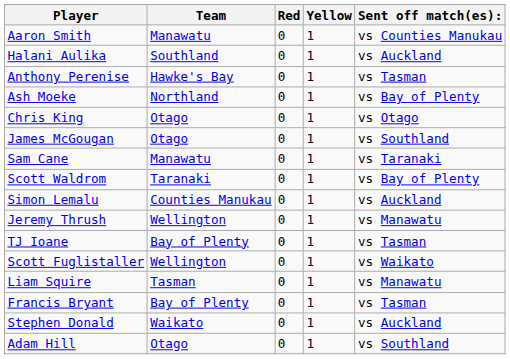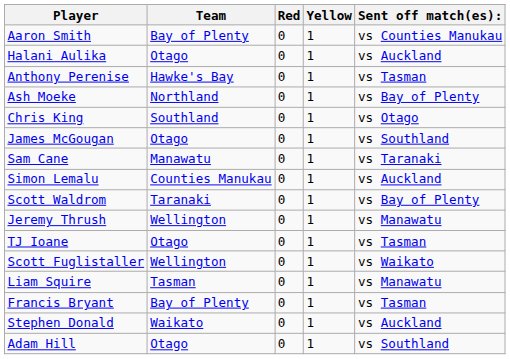(181, 35) Manawatu -> (200, 35) Bay of Plenty
(184, 56) Southland -> (169, 56) Otago
(169, 118) Otago -> (184, 118) Southland
rows swapped: (57, 179) <-> (53, 200)
(200, 241) Bay of Plenty -> (169, 241) Otago
